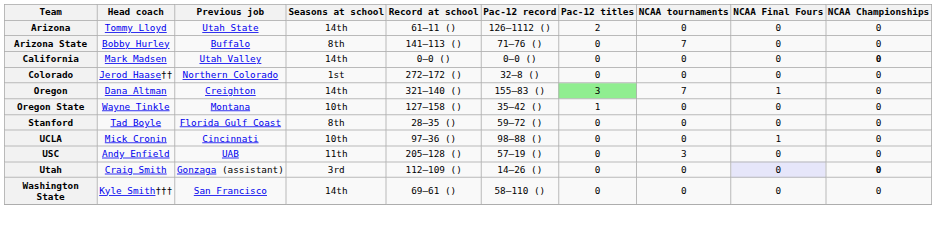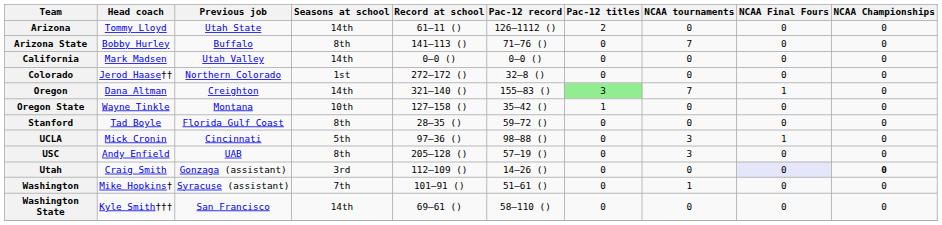(879, 59) bold -> (884, 59) normal
(336, 138) 10th -> (342, 138) 5th
(684, 138) 0 -> (689, 138) 3
(336, 153) 11th -> (342, 153) 8th
+ row: (51, 185)
